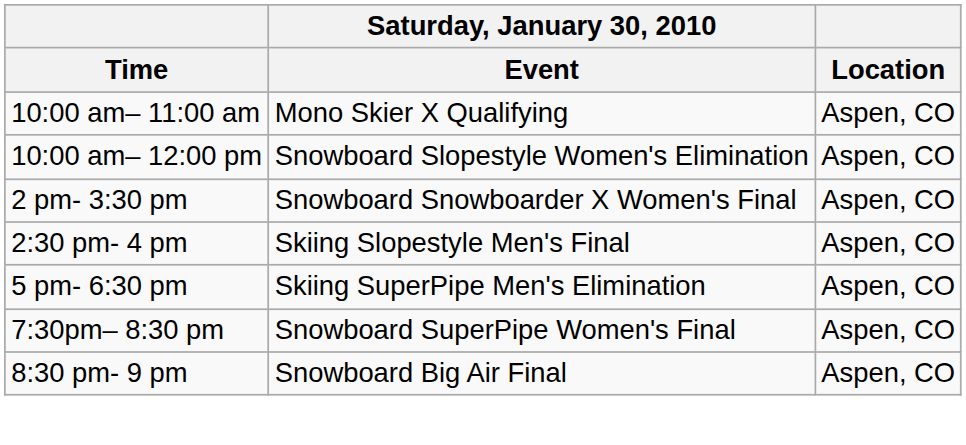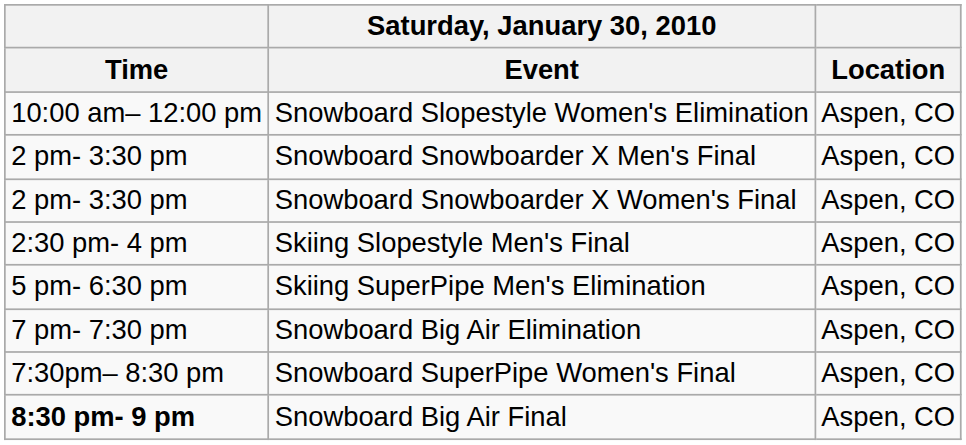- row: (421, 112)
+ row: (515, 156)
+ row: (458, 329)
(99, 373) normal -> (103, 416) bold
